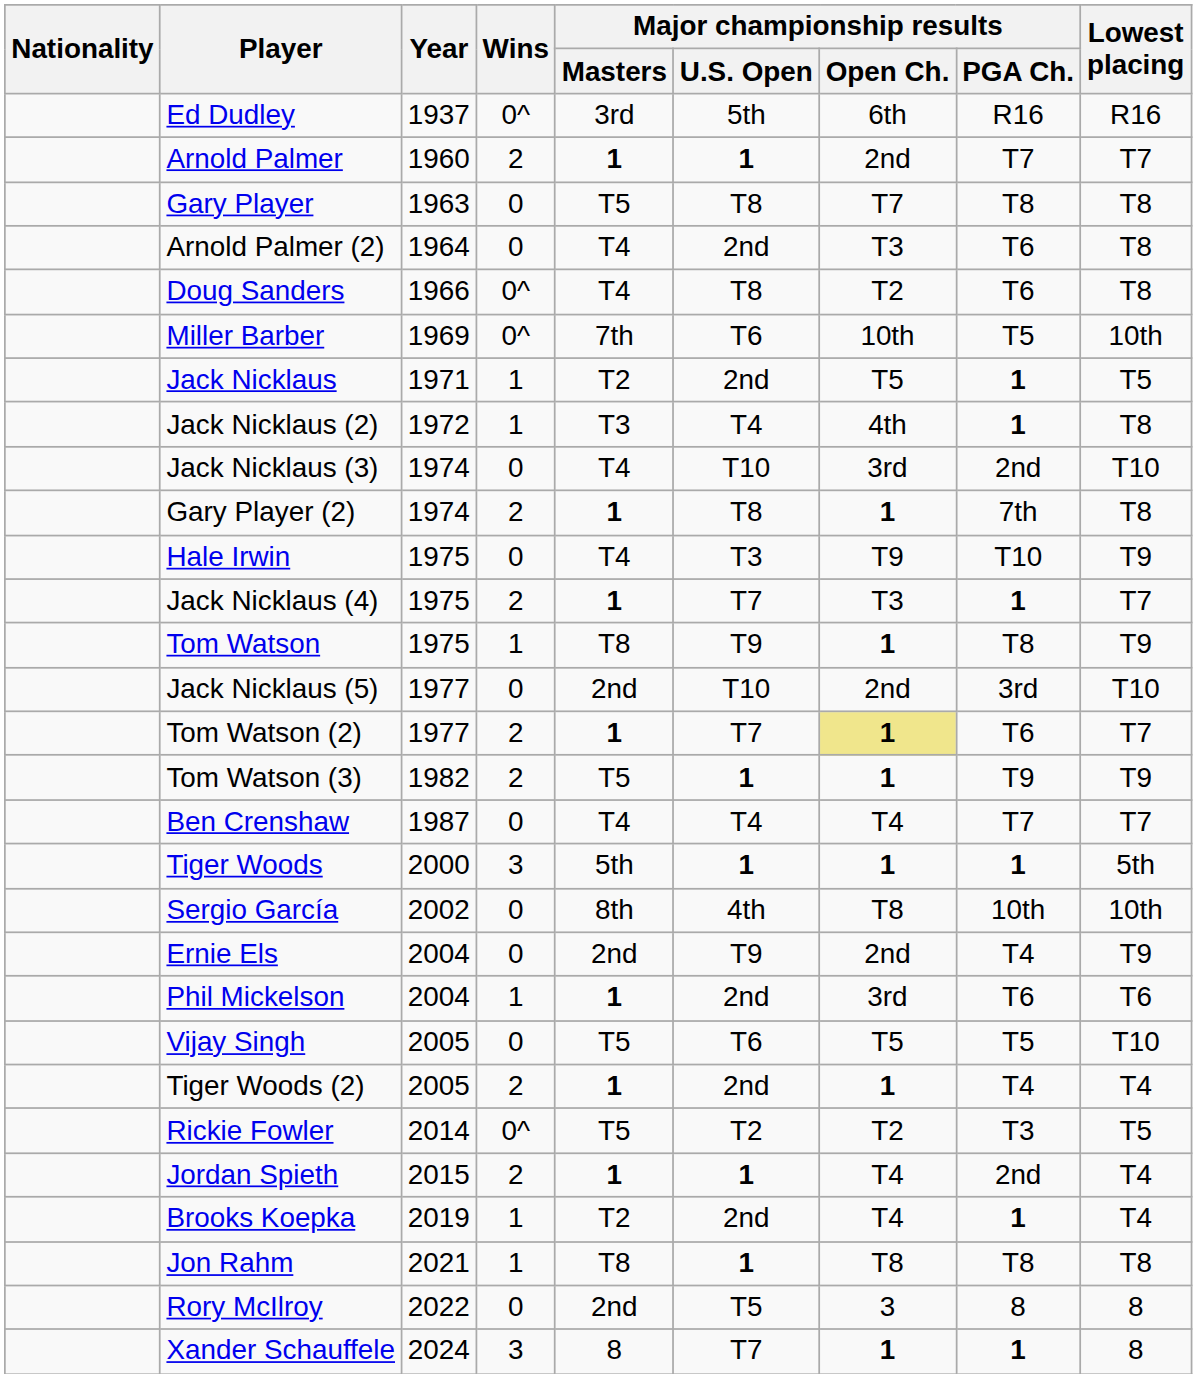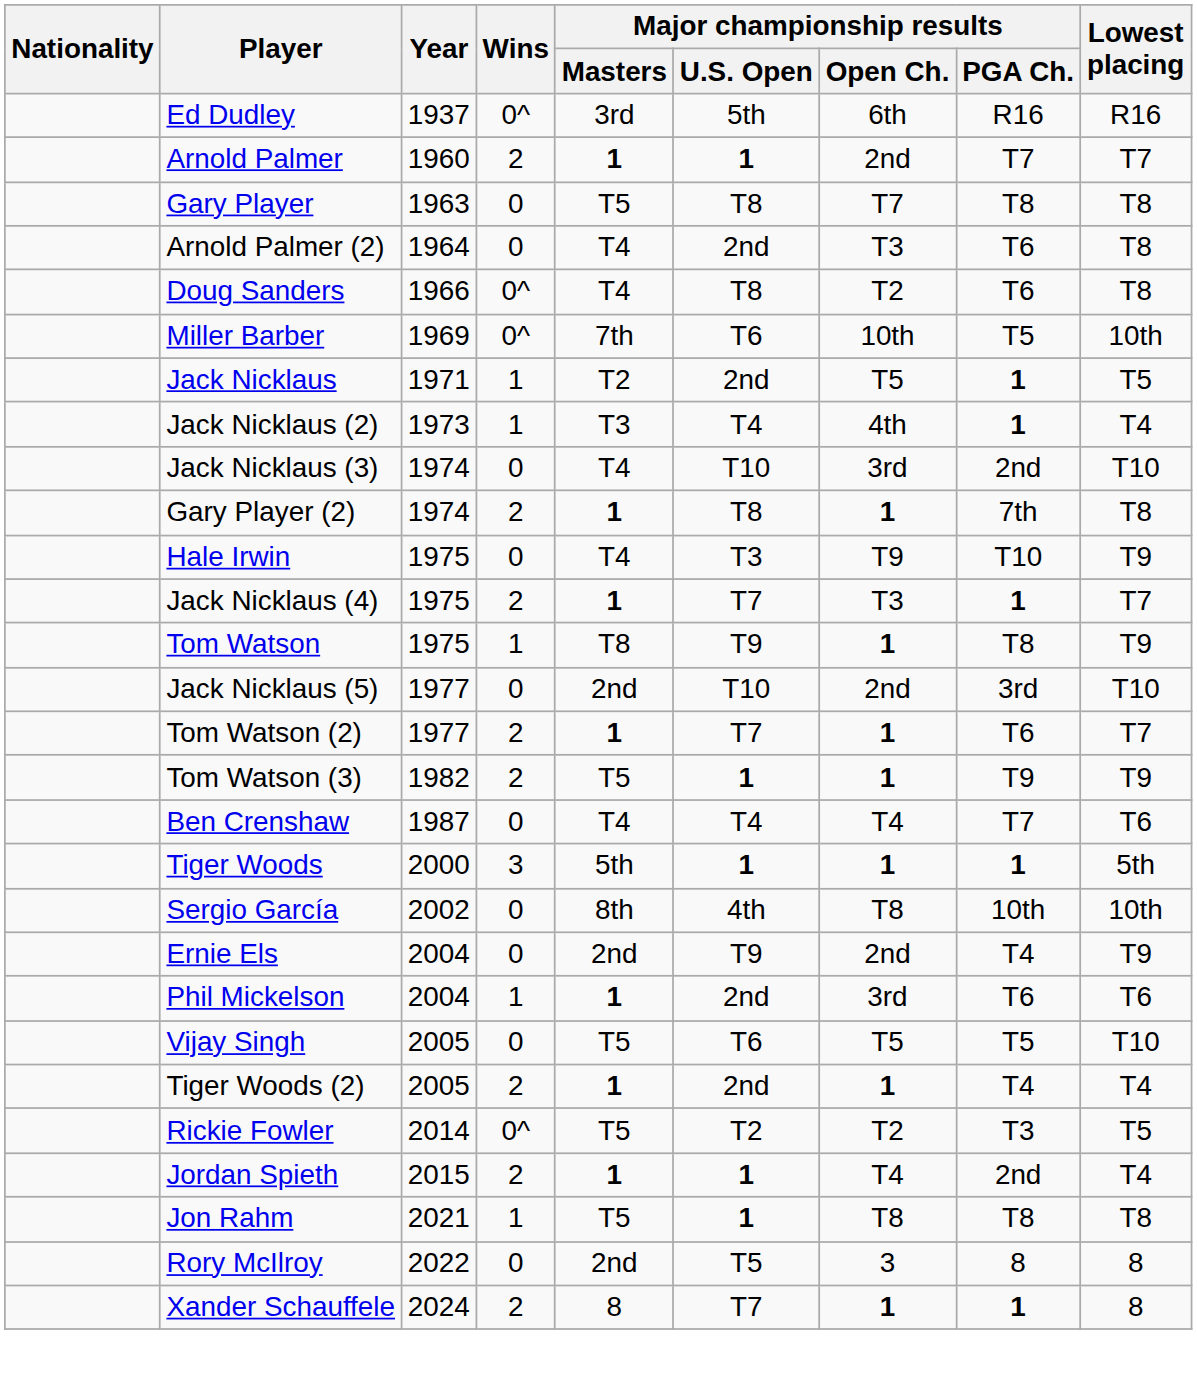(439, 423) 1972 -> (439, 423) 1973
(1136, 423) T8 -> (1136, 423) T4
(887, 733) khaki background -> (887, 733) no background
(1136, 821) T7 -> (1136, 821) T6
- row: (261, 1218)
(614, 1262) T8 -> (614, 1218) T5
(516, 1351) 3 -> (516, 1306) 2
